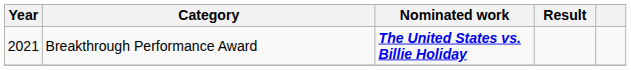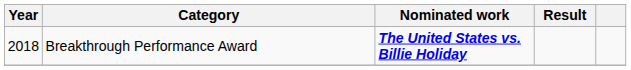(23, 45) 2021 -> (23, 45) 2018
